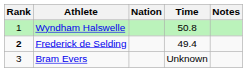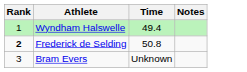- column: (146, 12)
(187, 28) 50.8 -> (152, 28) 49.4
(187, 43) 49.4 -> (152, 43) 50.8
